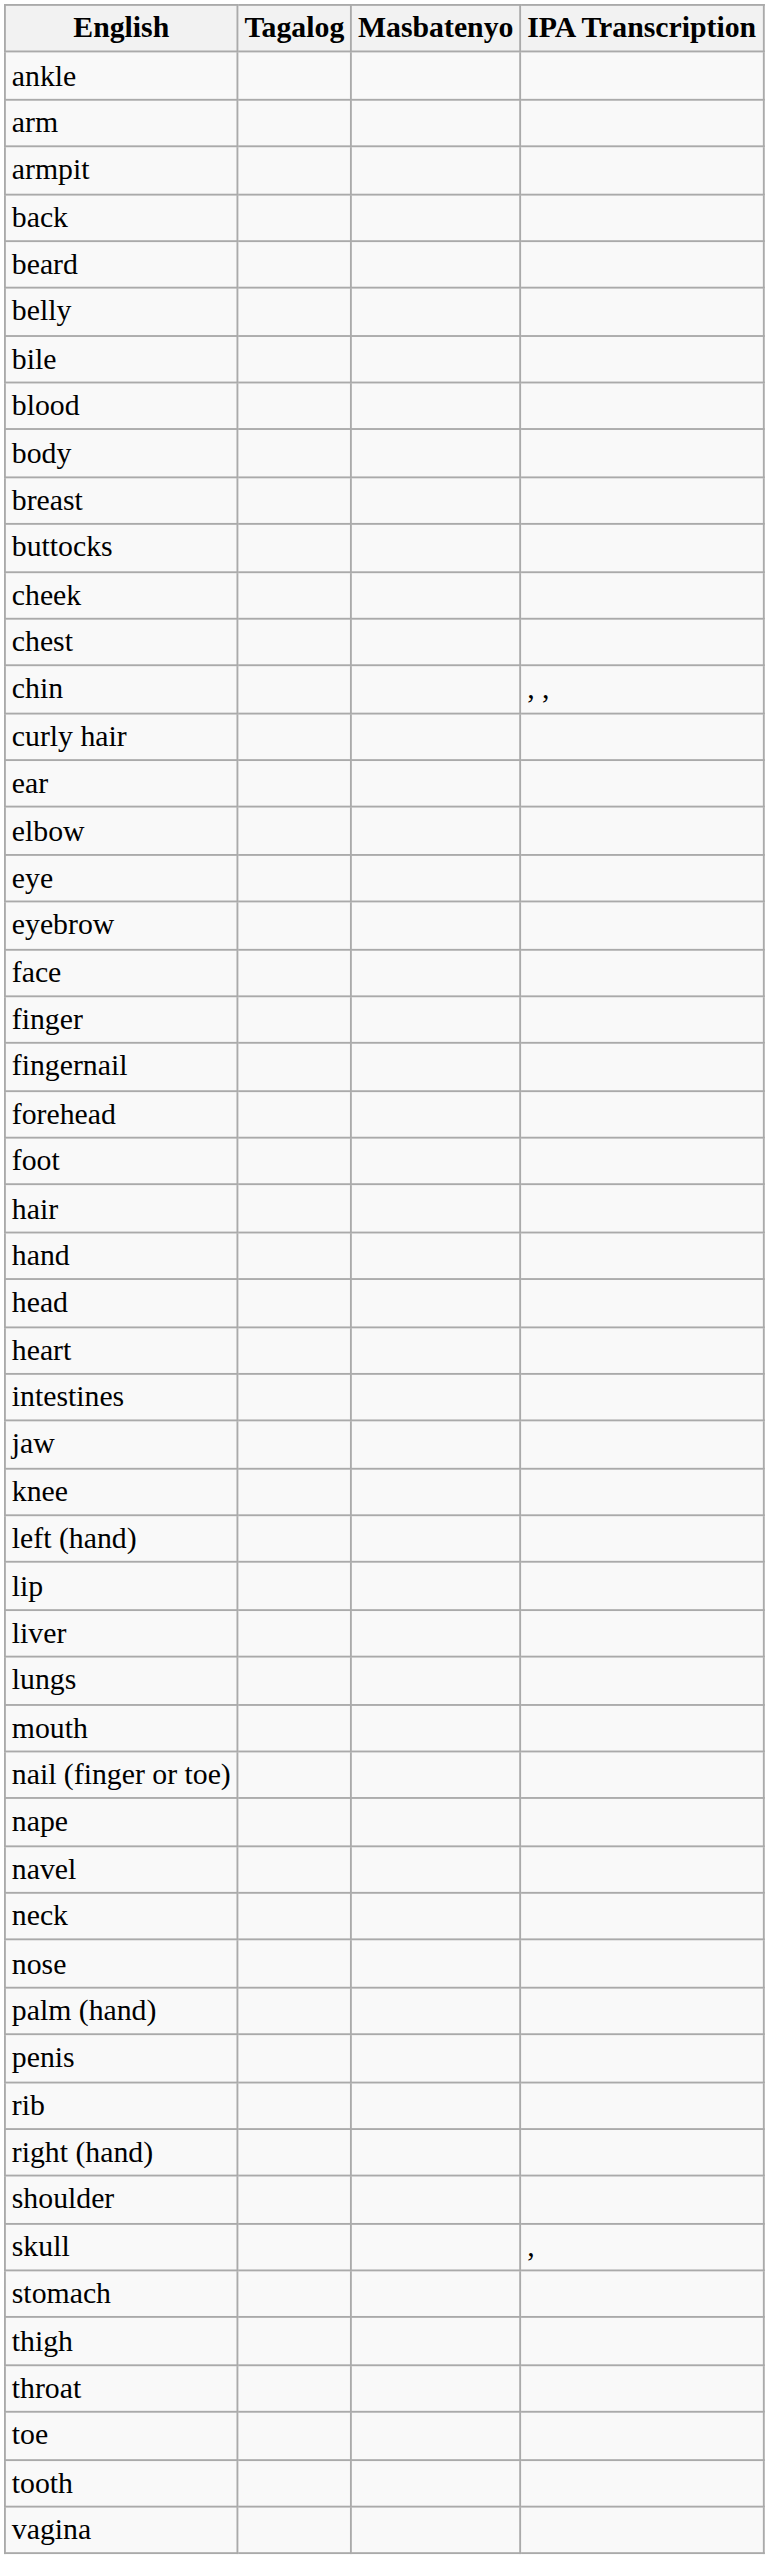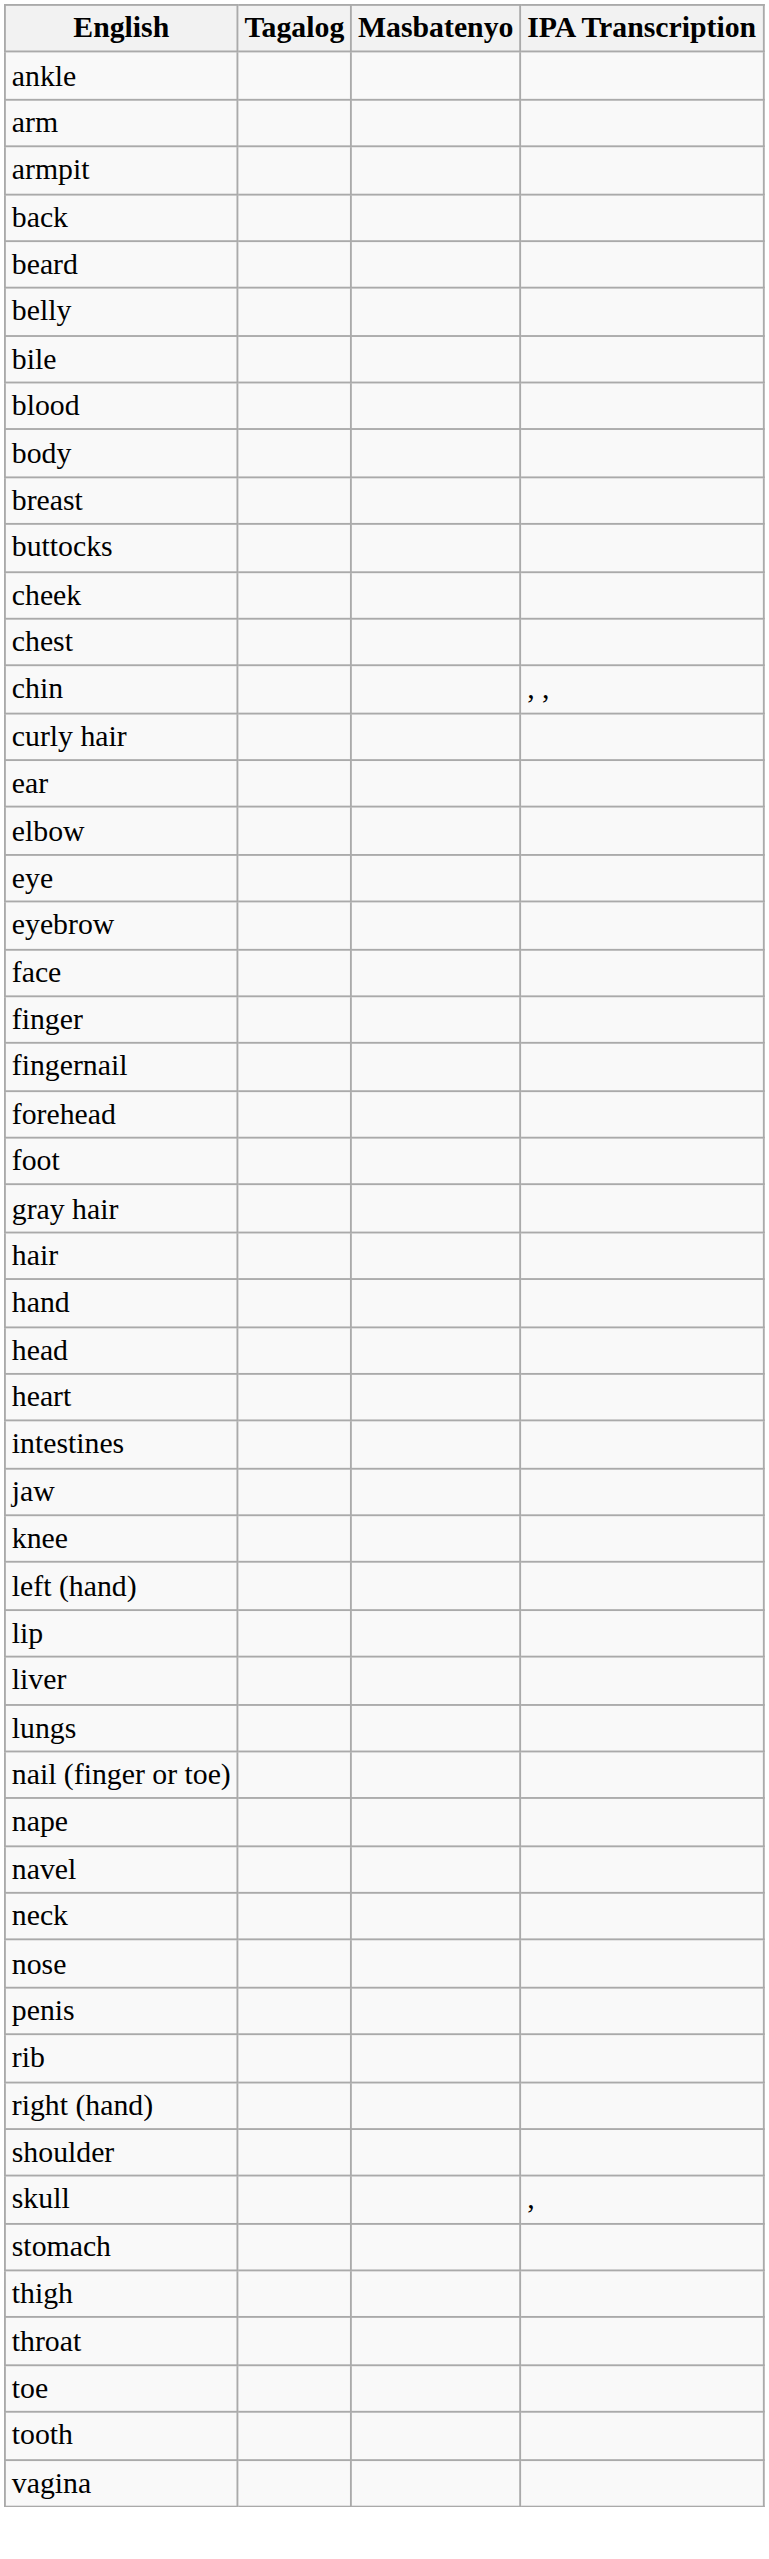+ row: (65, 1208)
- row: (50, 1727)
- row: (84, 2010)
